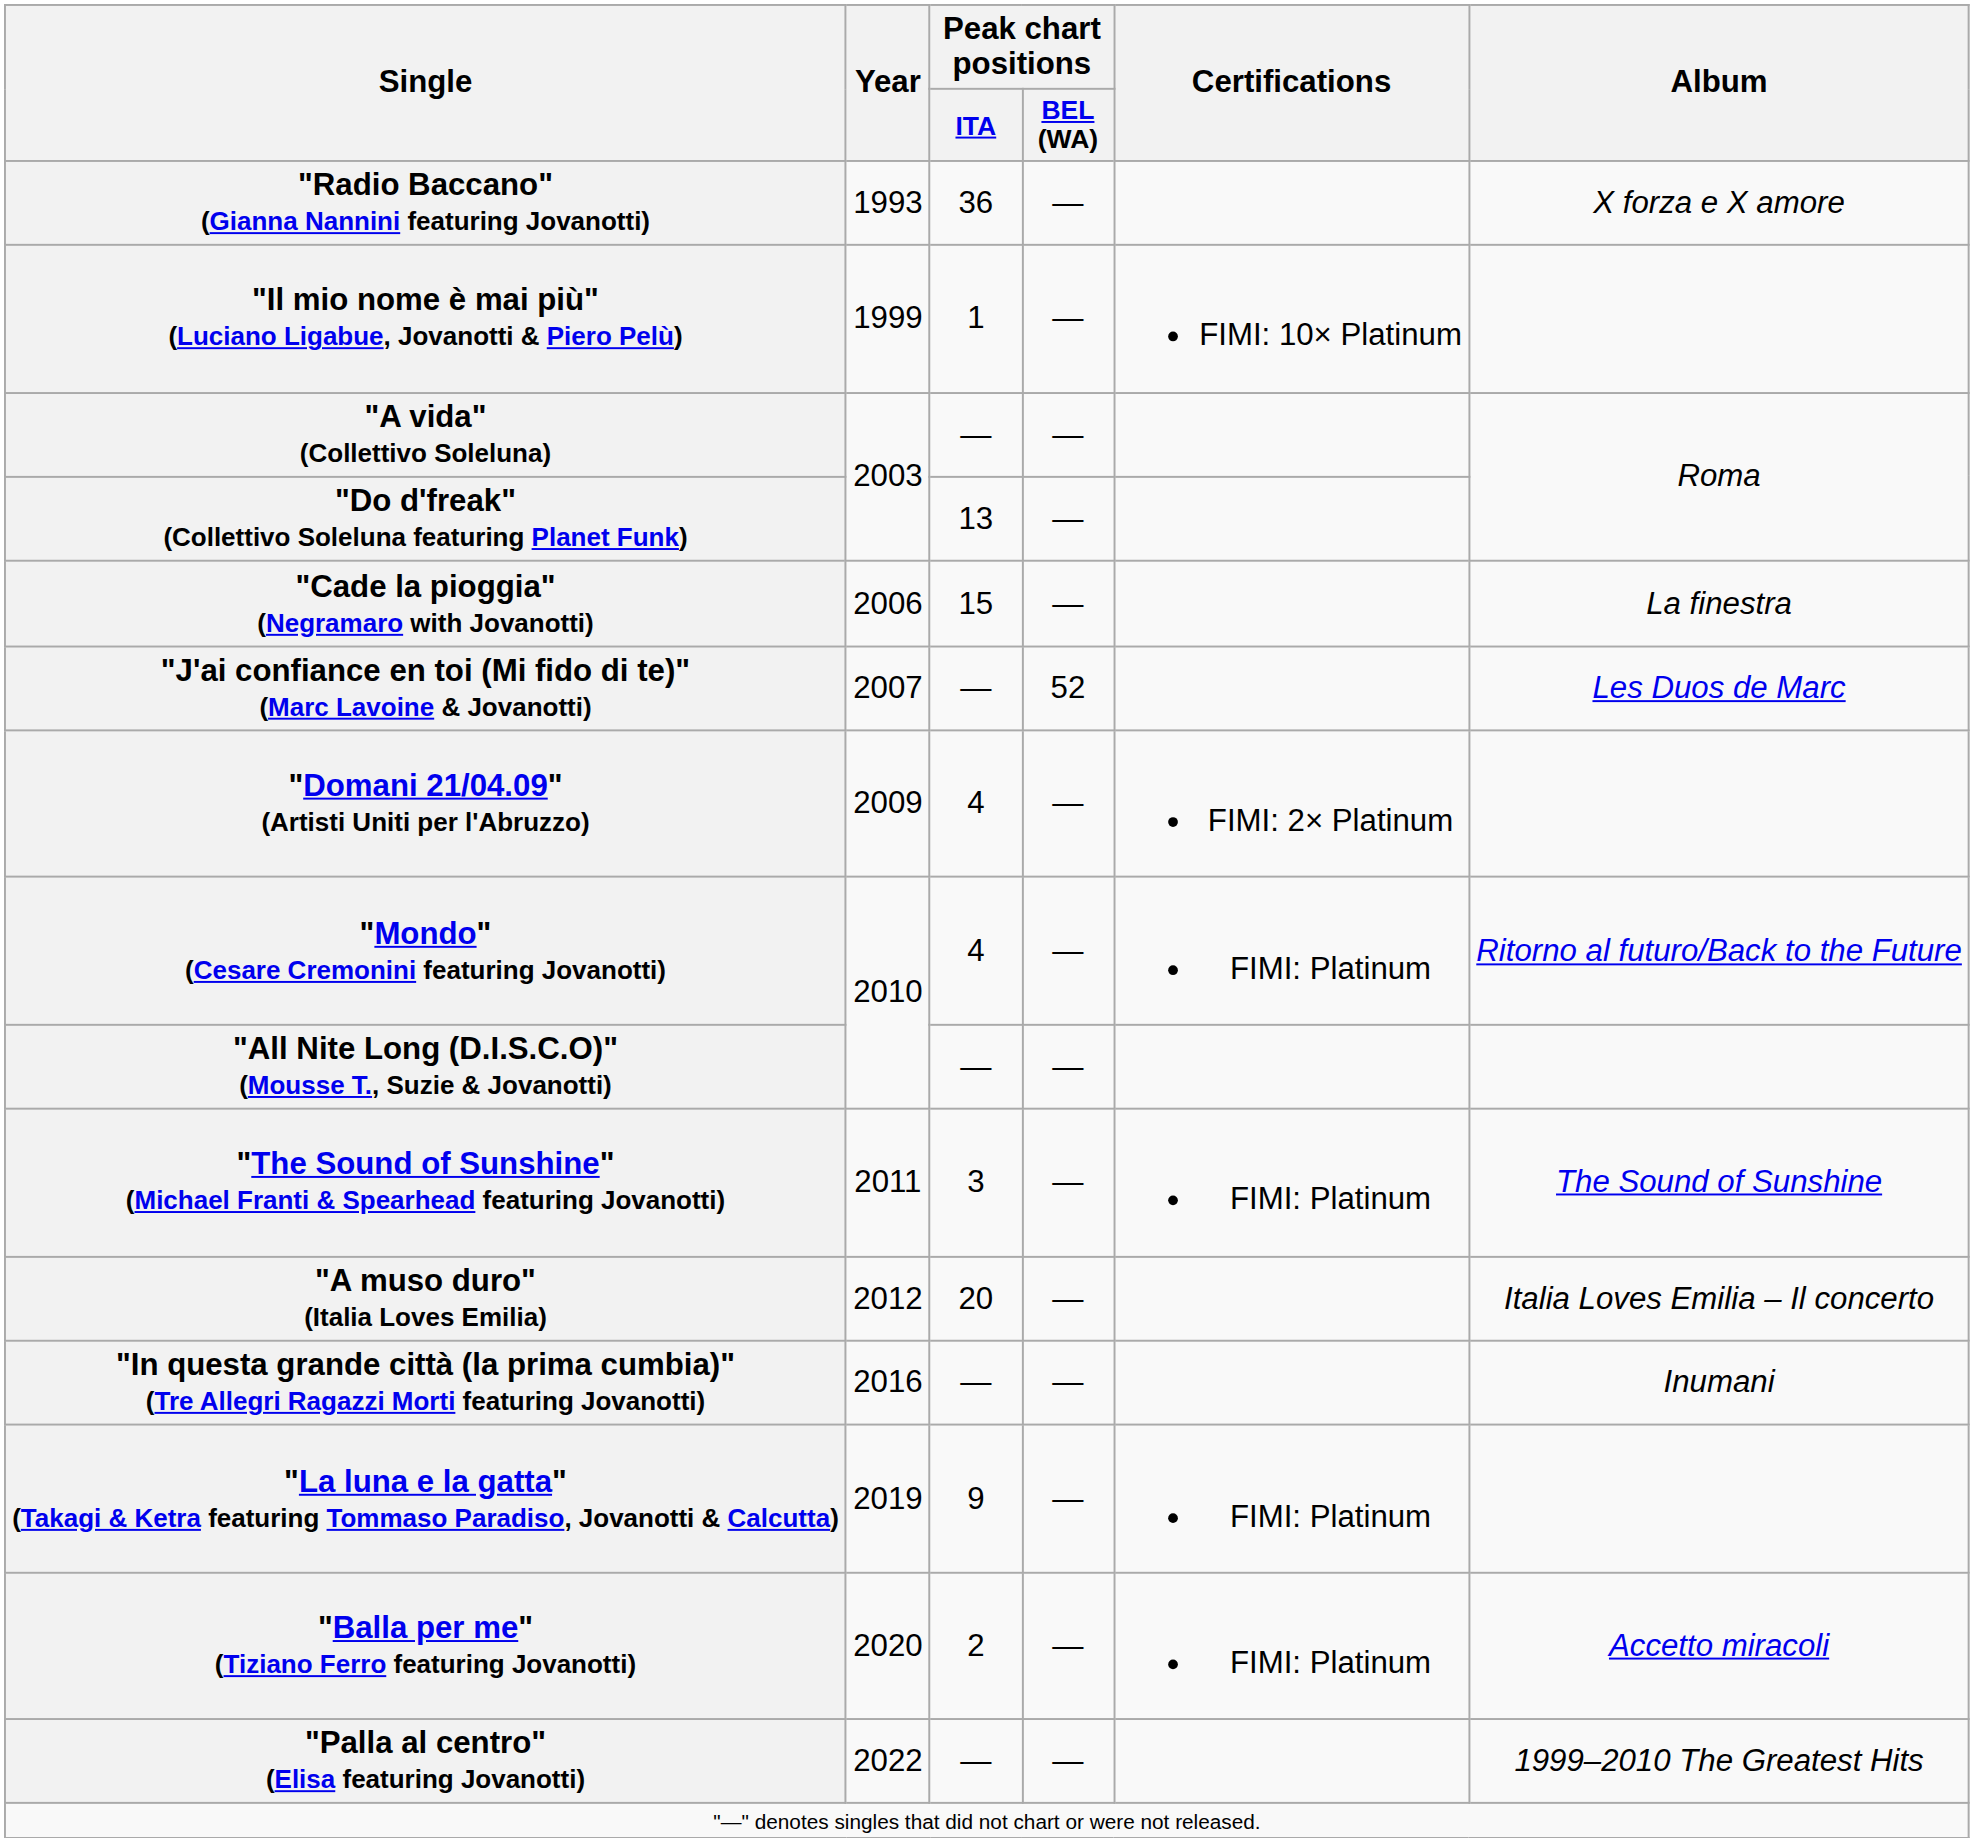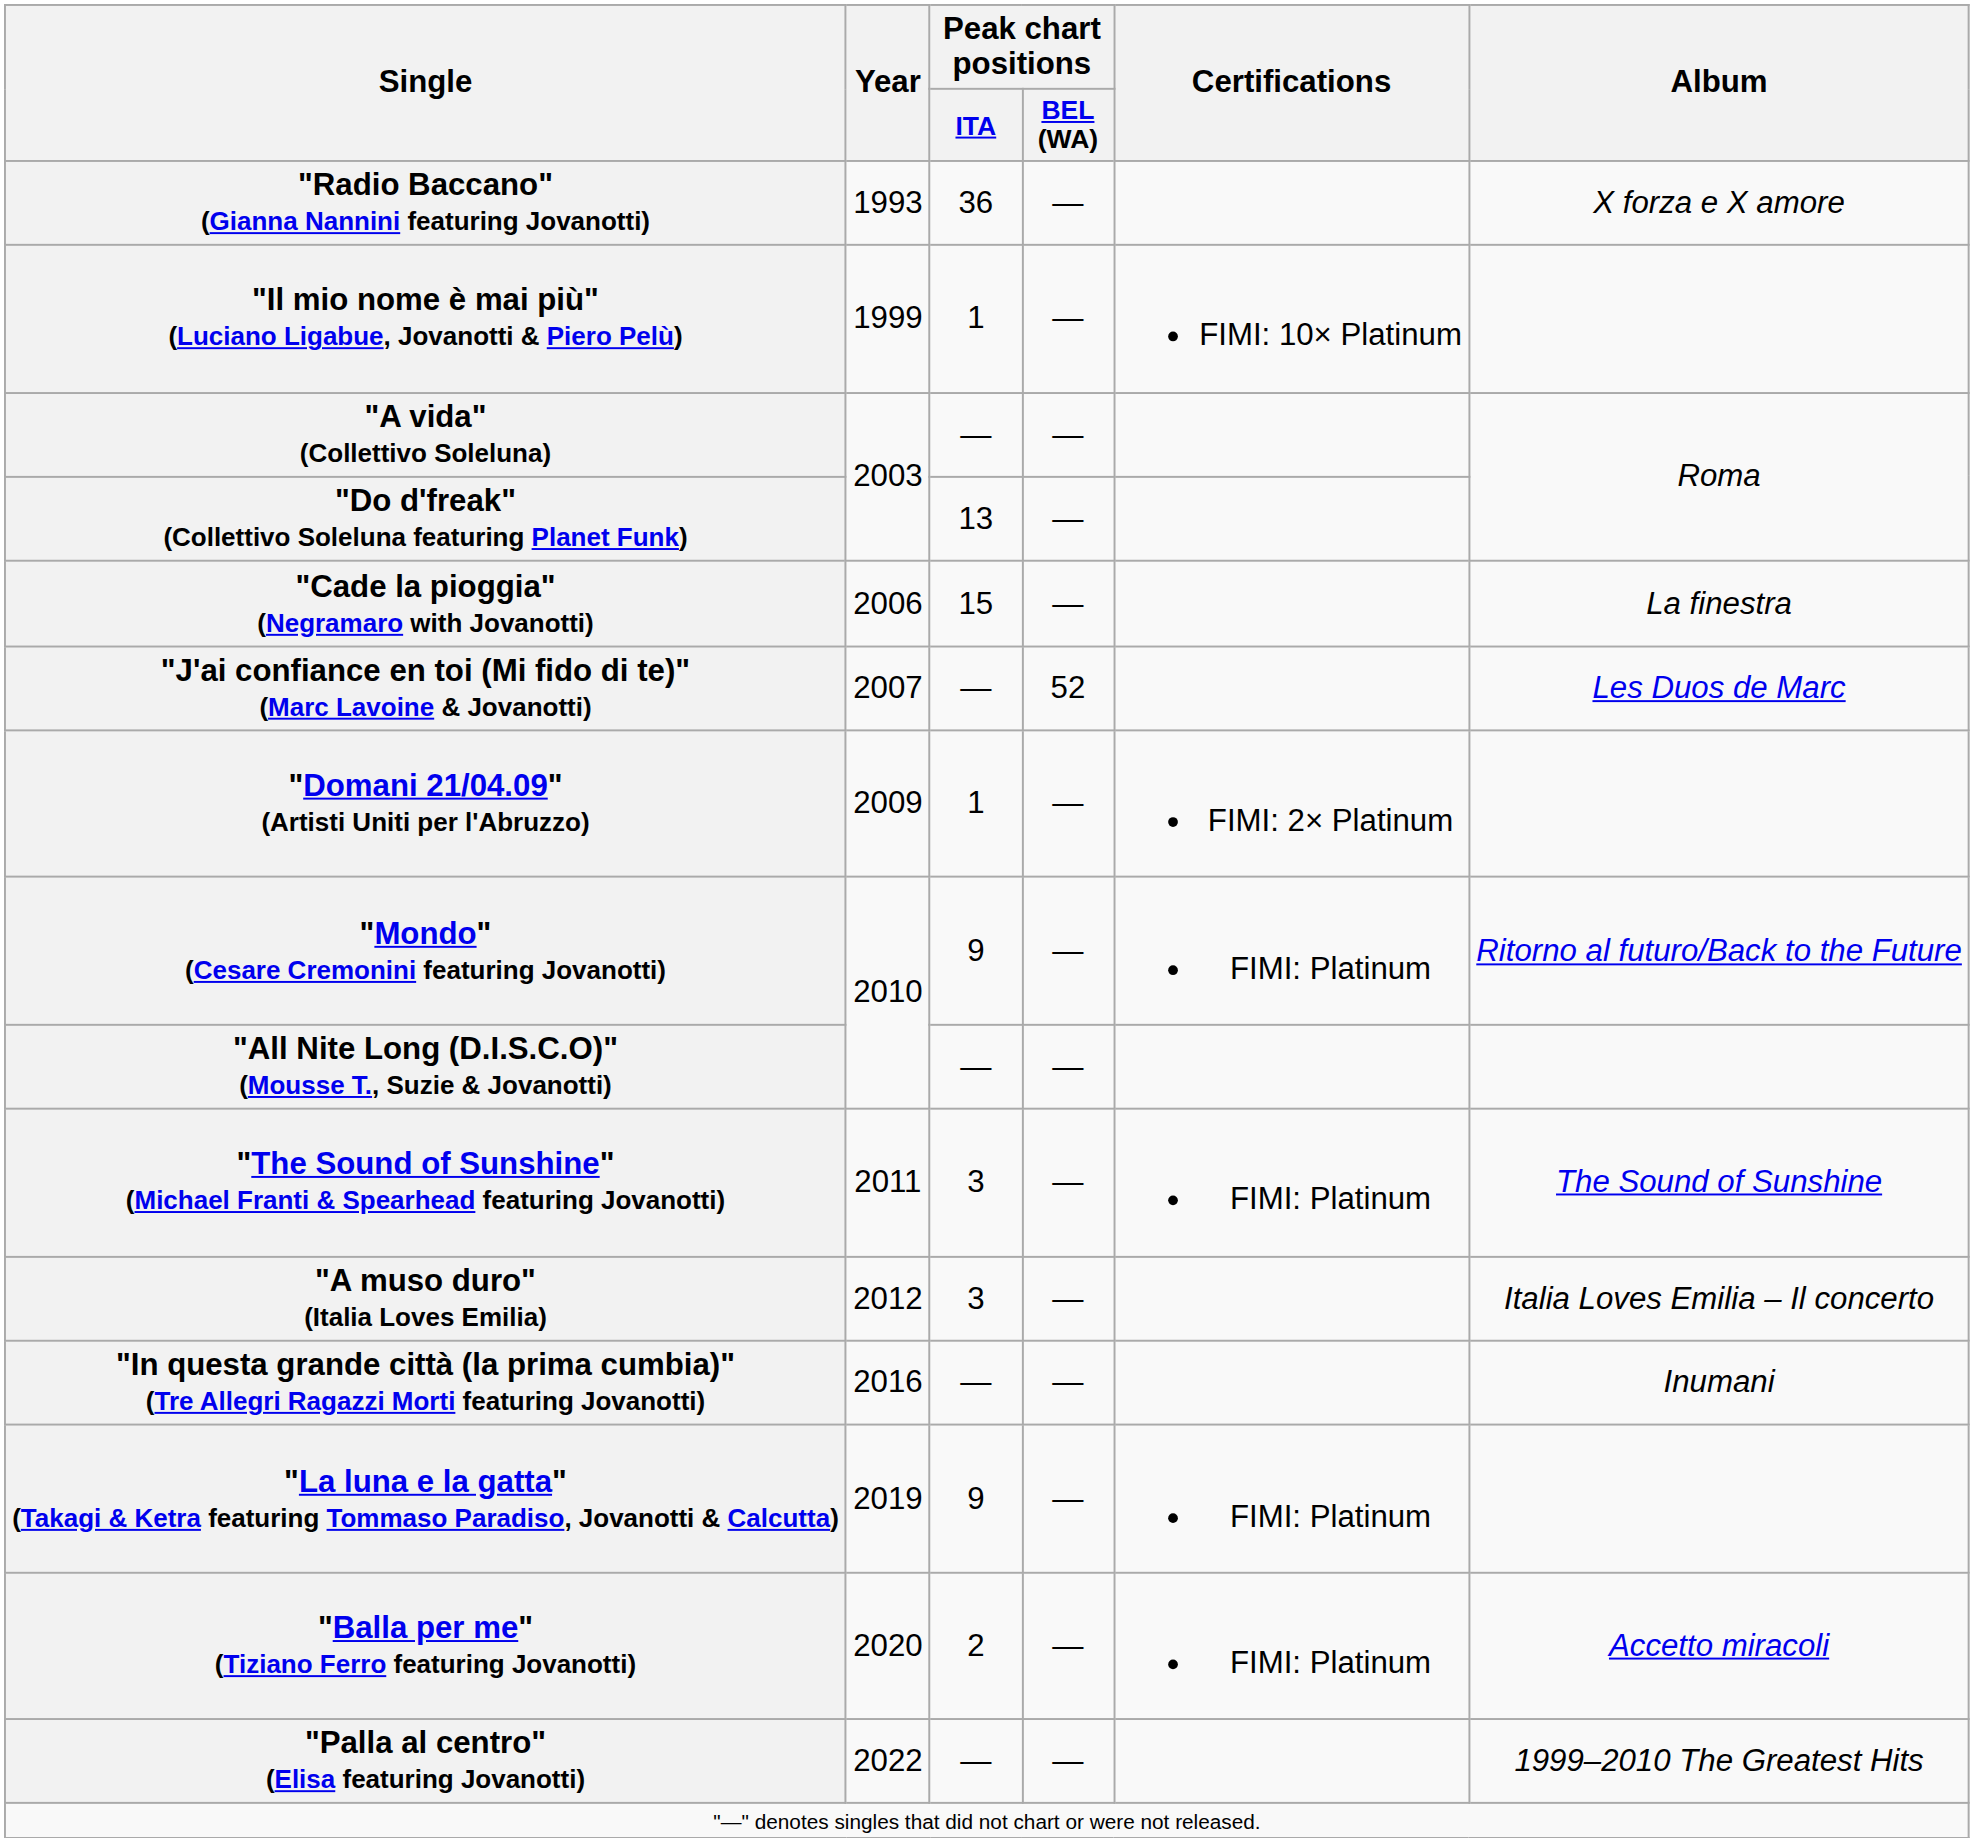(976, 803) 4 -> (976, 803) 1
(976, 950) 4 -> (976, 950) 9
(976, 1297) 20 -> (976, 1297) 3
